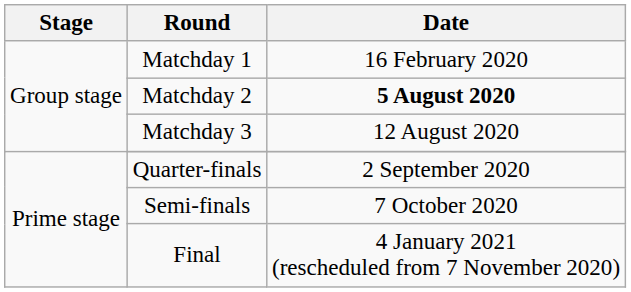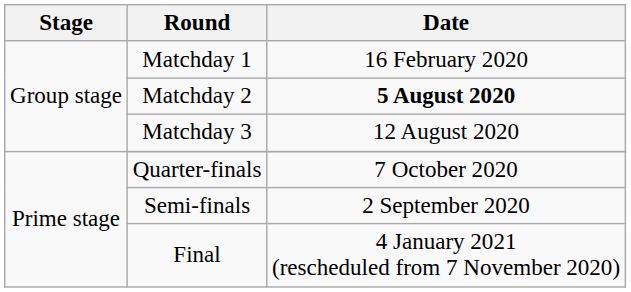(446, 168) 2 September 2020 -> (446, 168) 7 October 2020
(446, 205) 7 October 2020 -> (446, 205) 2 September 2020
